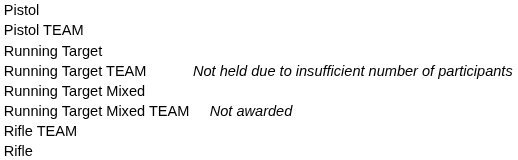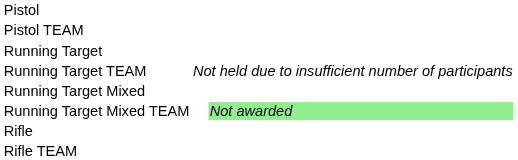(251, 111) no background -> (251, 111) lightgreen background
rows swapped: (18, 151) <-> (40, 131)
